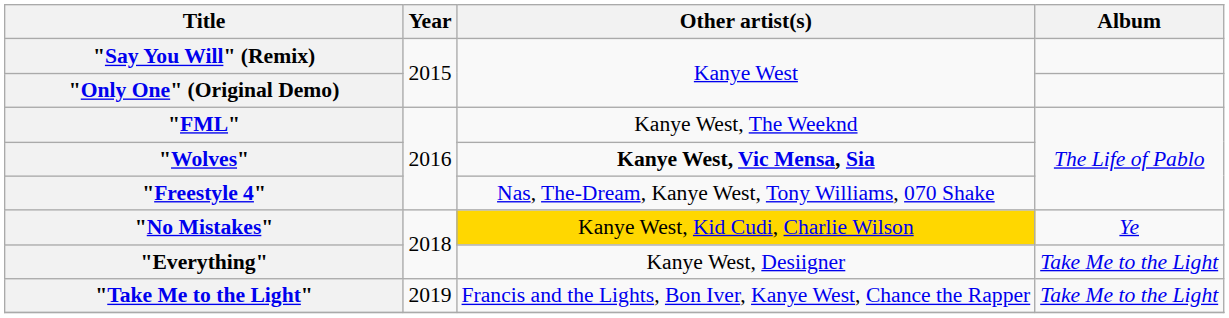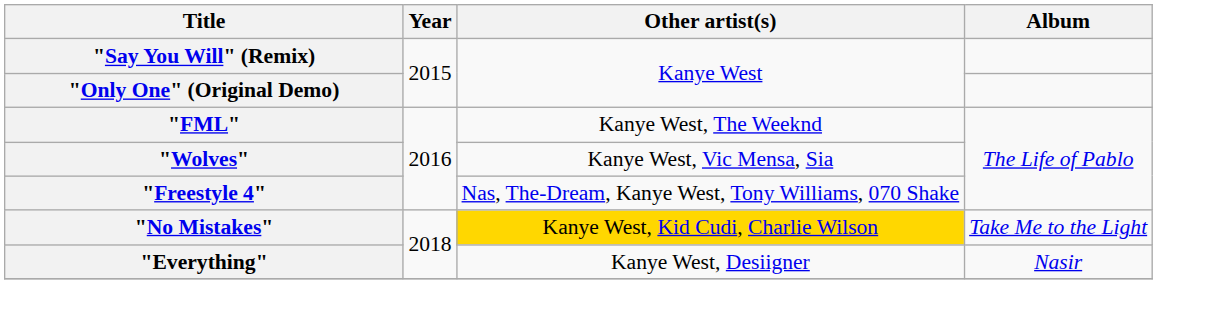(746, 158) bold -> (710, 158) normal
(1129, 227) Ye -> (1058, 227) Take Me to the Light
(1129, 261) Take Me to the Light -> (1058, 261) Nasir
- row: (204, 295)
